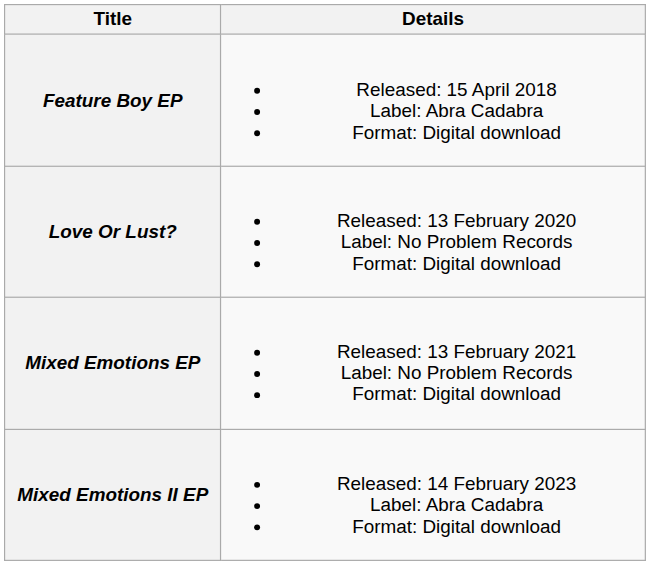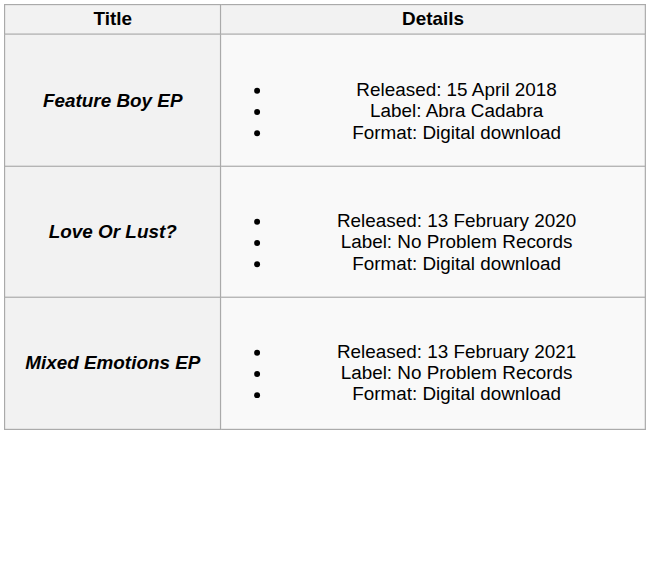- row: (113, 494)
